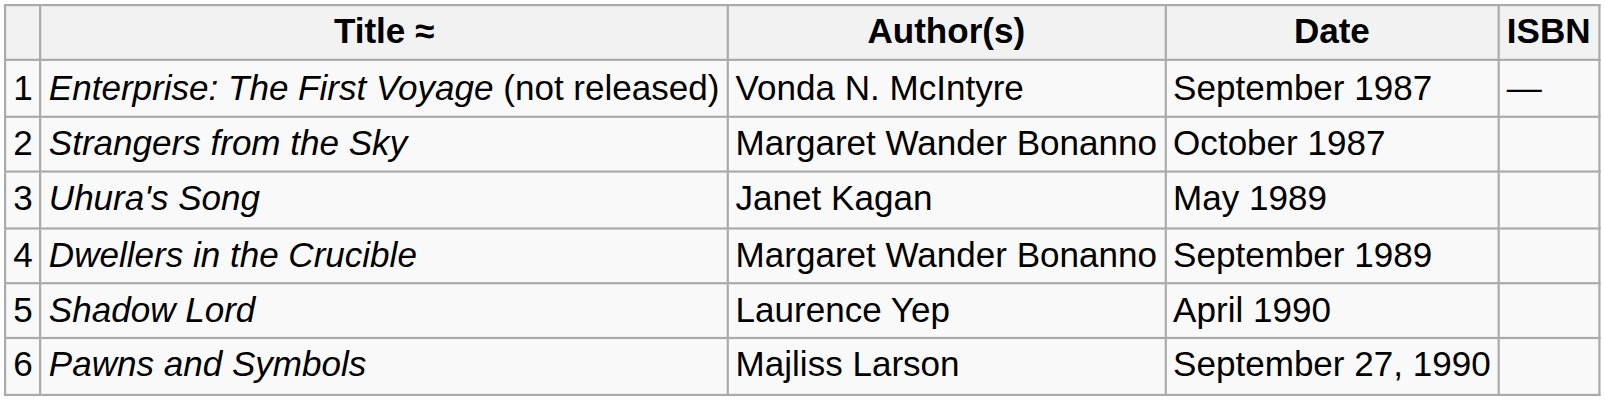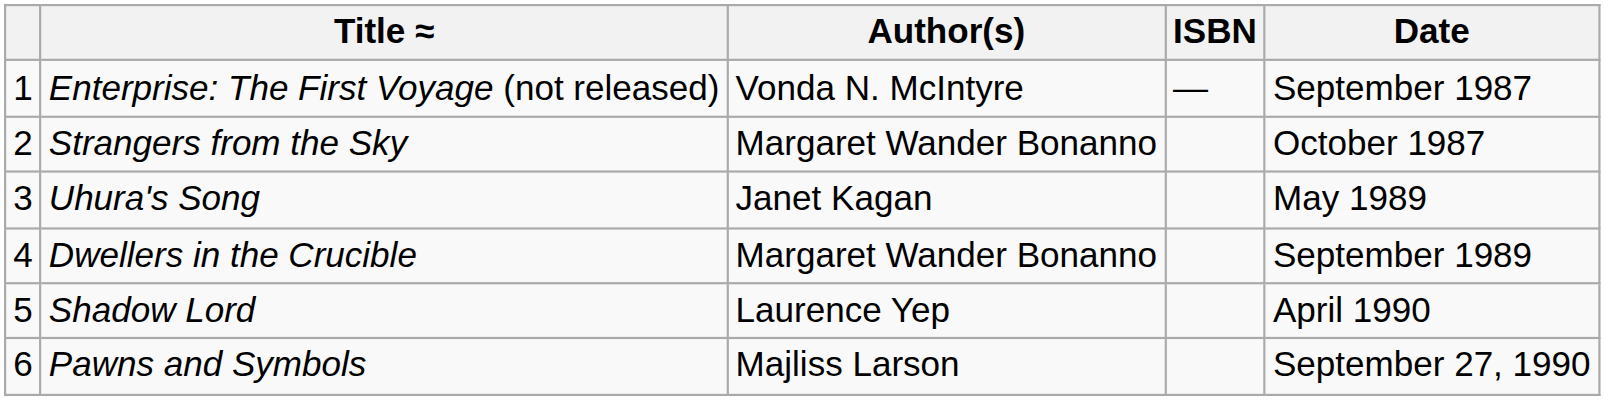columns swapped: (1332, 32) <-> (1549, 32)
